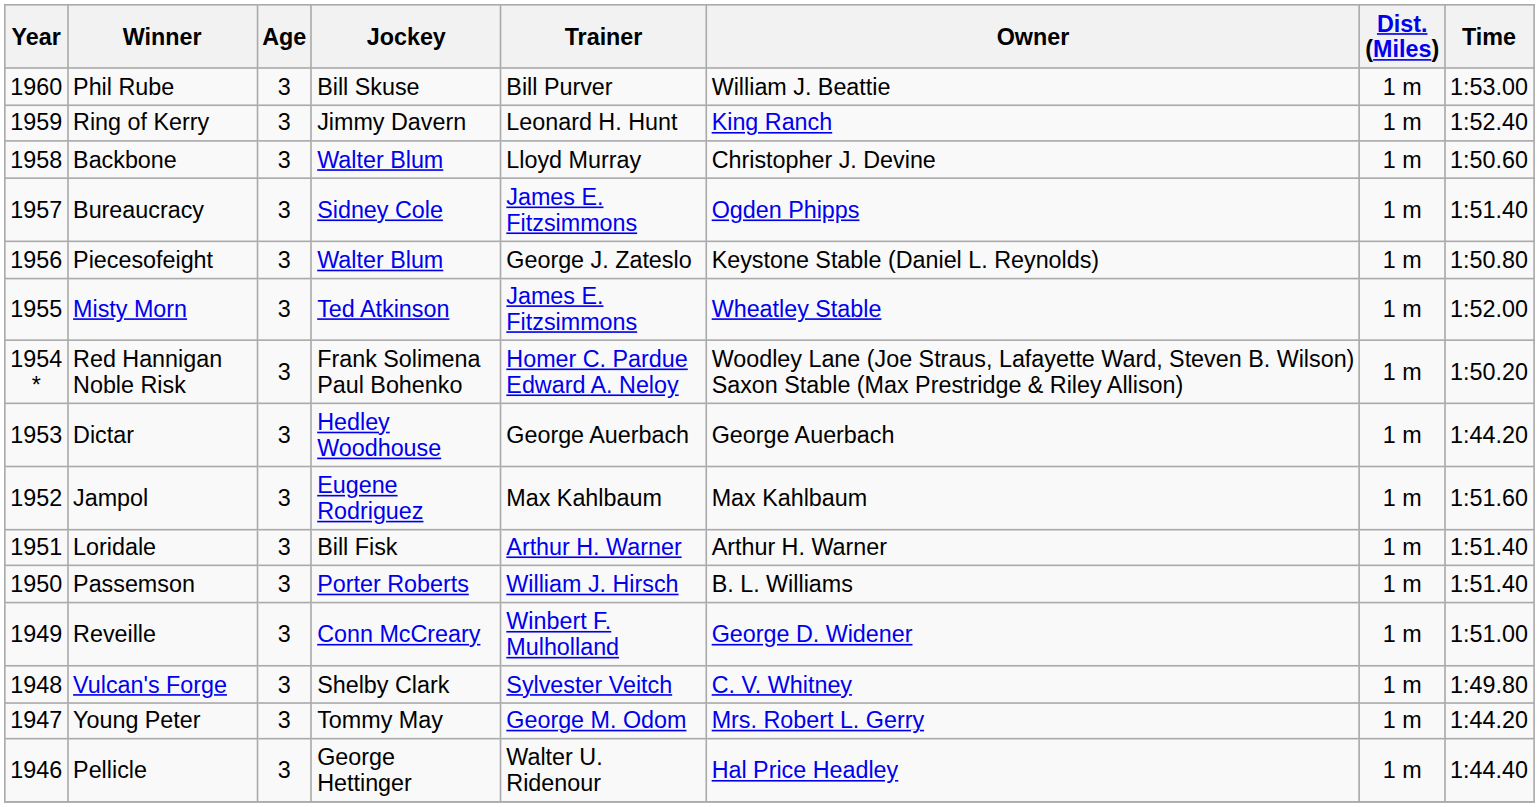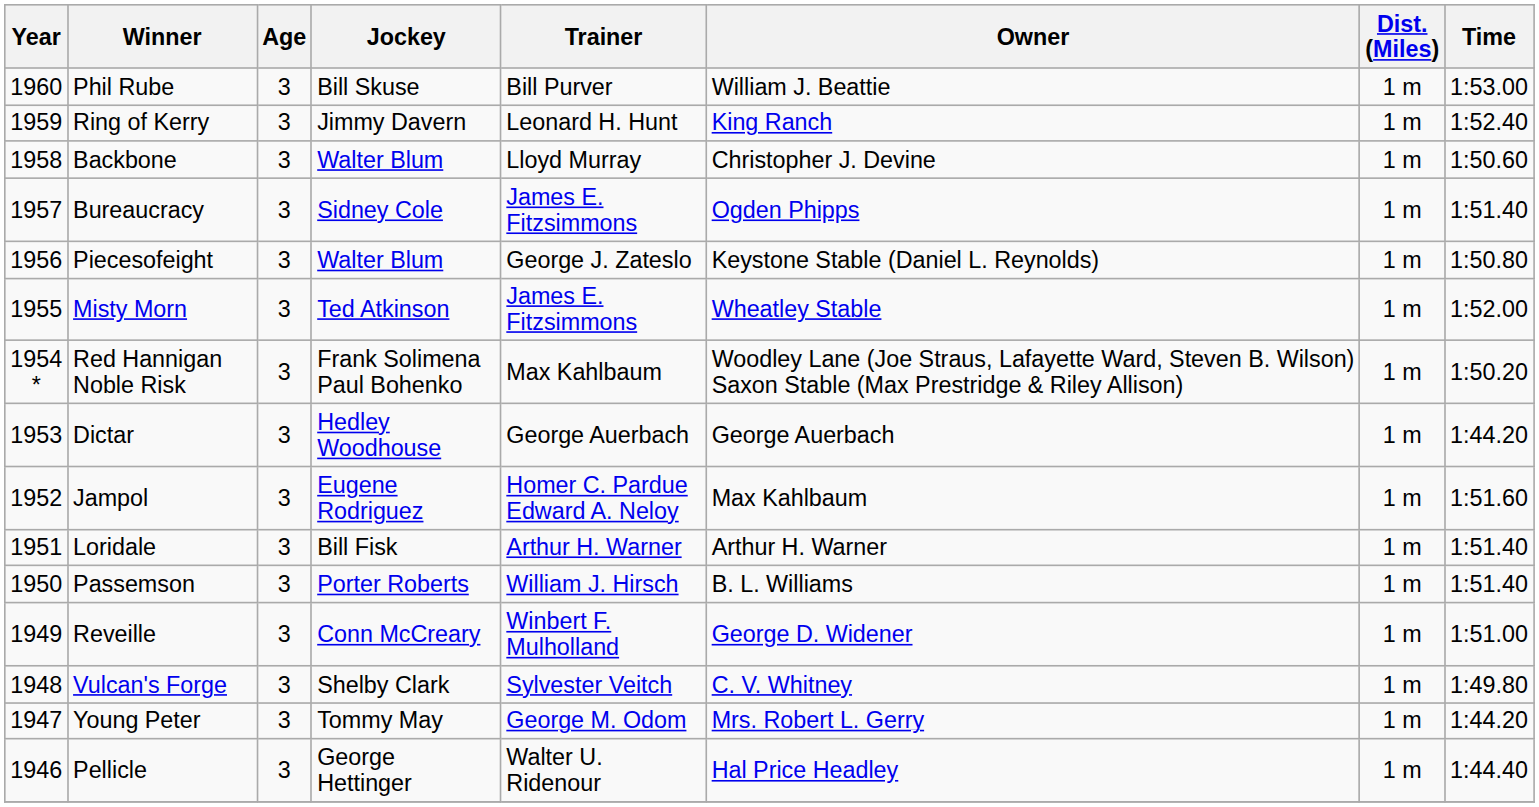(597, 372) Homer C. Pardue Edward A. Neloy -> (584, 372) Max Kahlbaum
(584, 498) Max Kahlbaum -> (597, 498) Homer C. Pardue Edward A. Neloy
